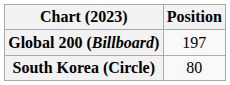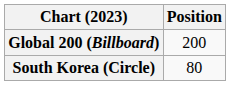(194, 42) 197 -> (194, 42) 200
